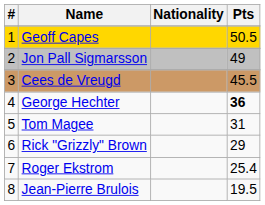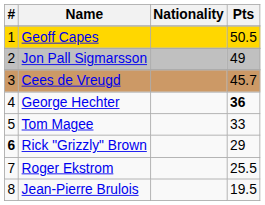(243, 80) 45.5 -> (243, 80) 45.7
(238, 124) 31 -> (238, 124) 33
(11, 146) normal -> (11, 146) bold
(243, 168) 25.4 -> (243, 168) 25.5
